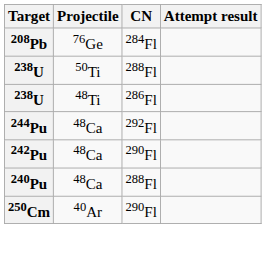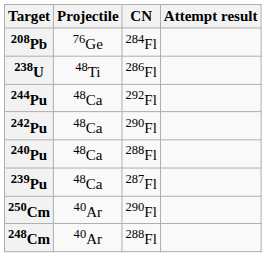- row: (29, 70)
+ row: (29, 181)
+ row: (29, 237)
